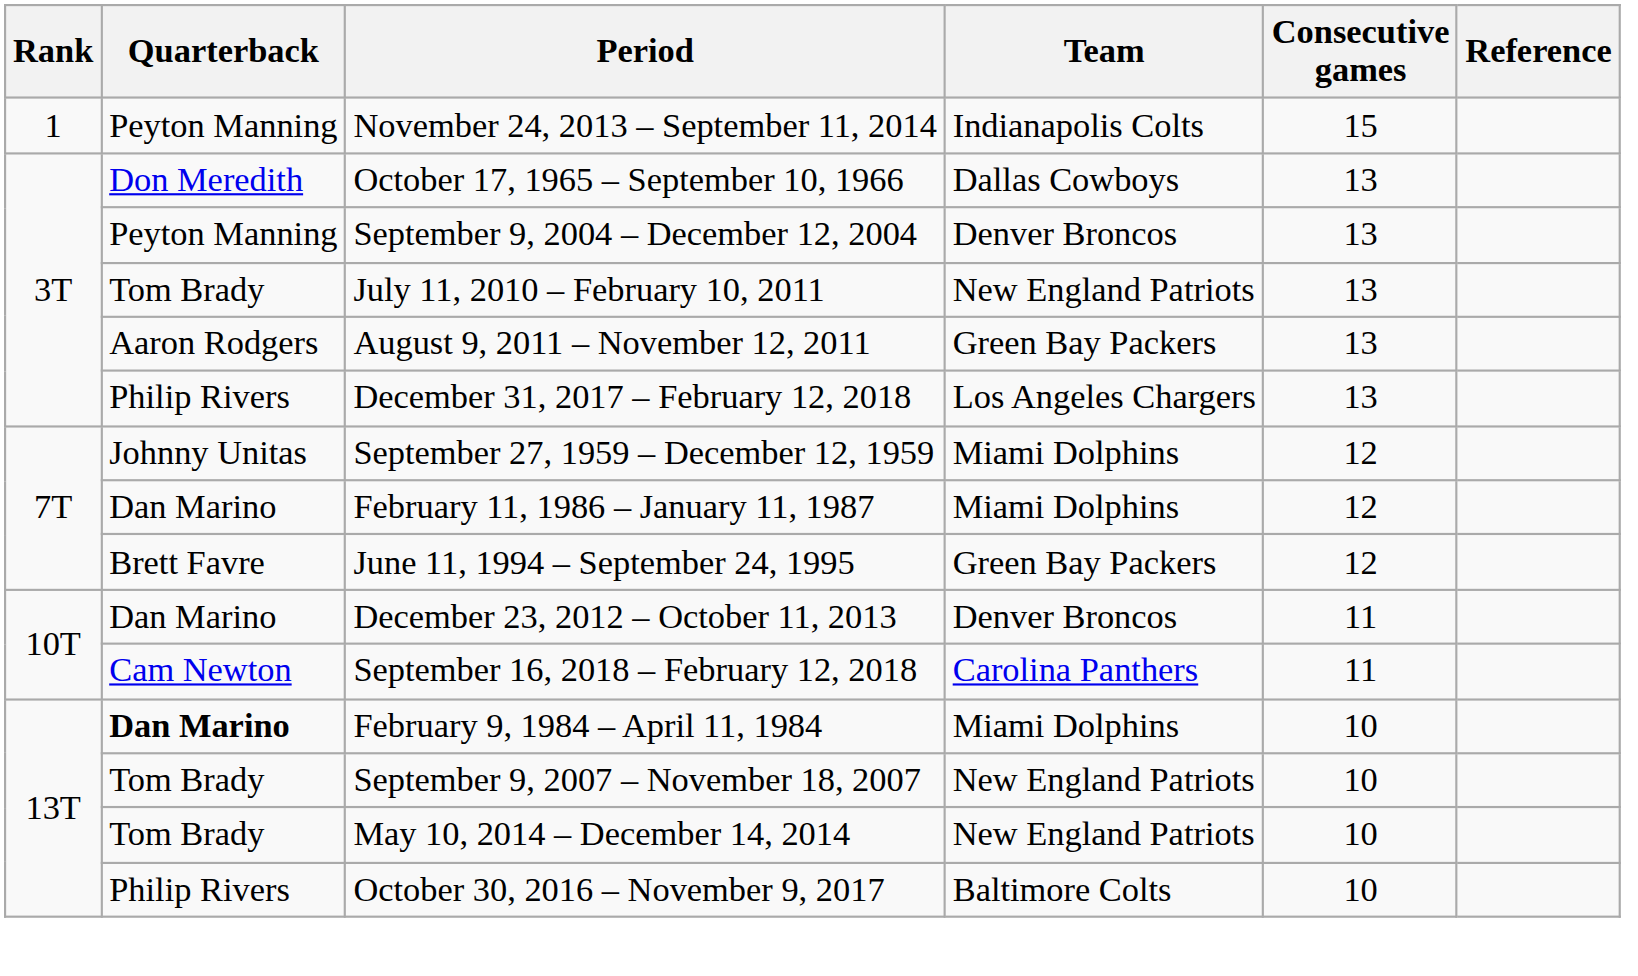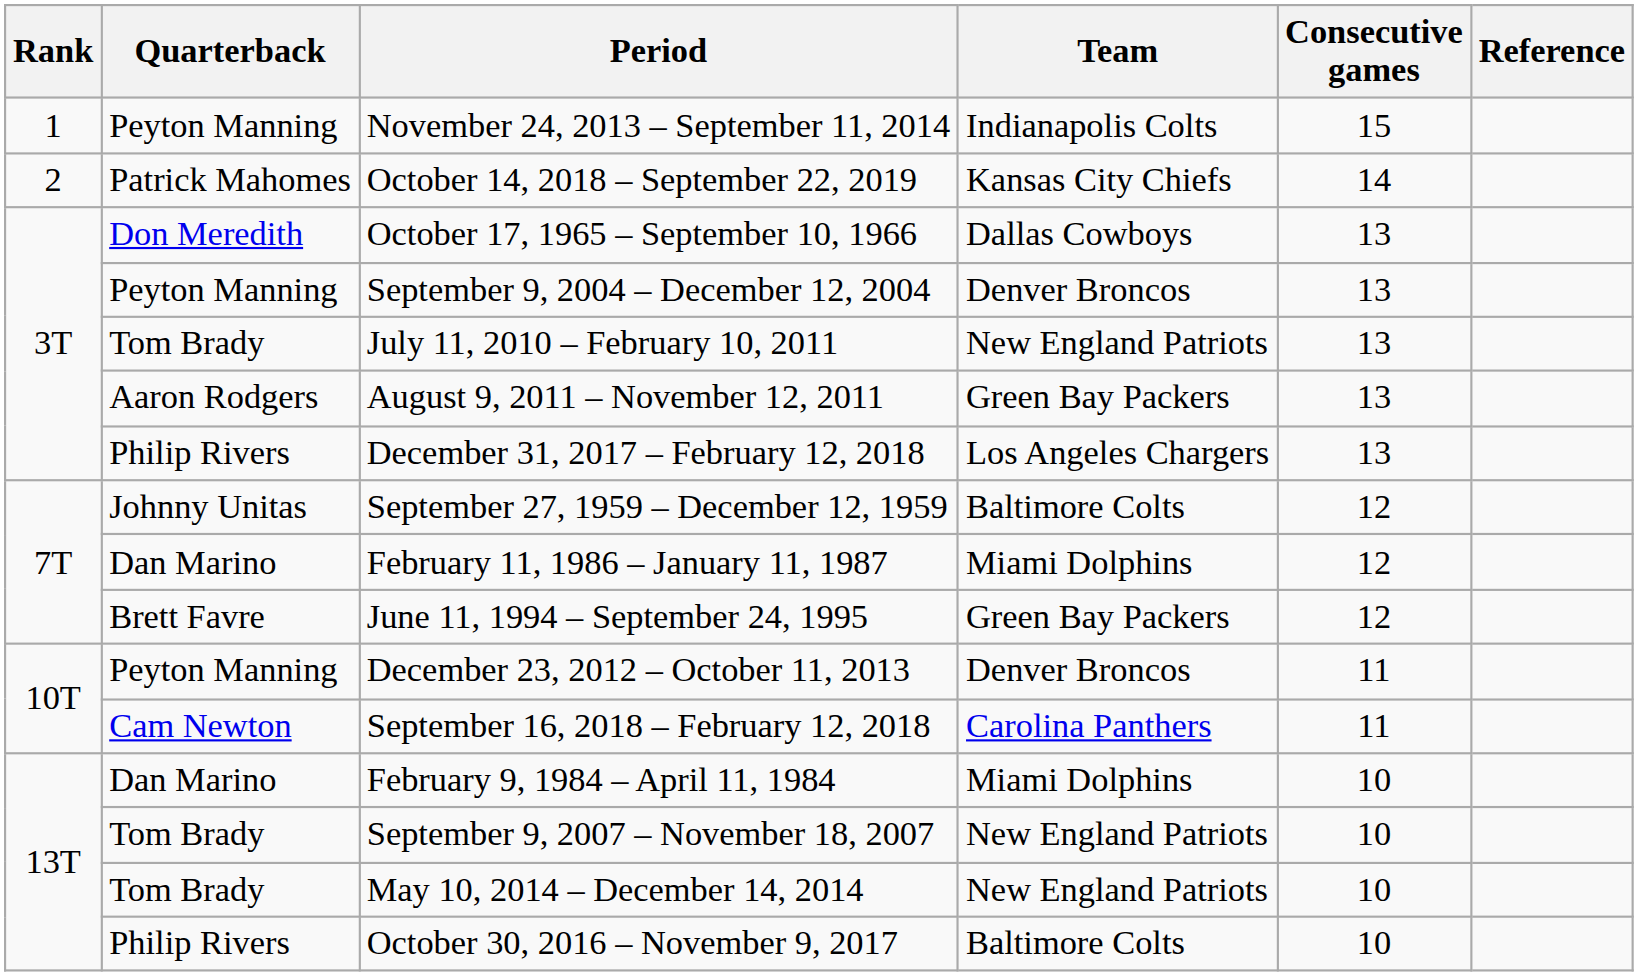+ row: (642, 179)
(1066, 452) Miami Dolphins -> (1075, 506) Baltimore Colts
(193, 616) Dan Marino -> (223, 670) Peyton Manning
(199, 725) bold -> (193, 779) normal
